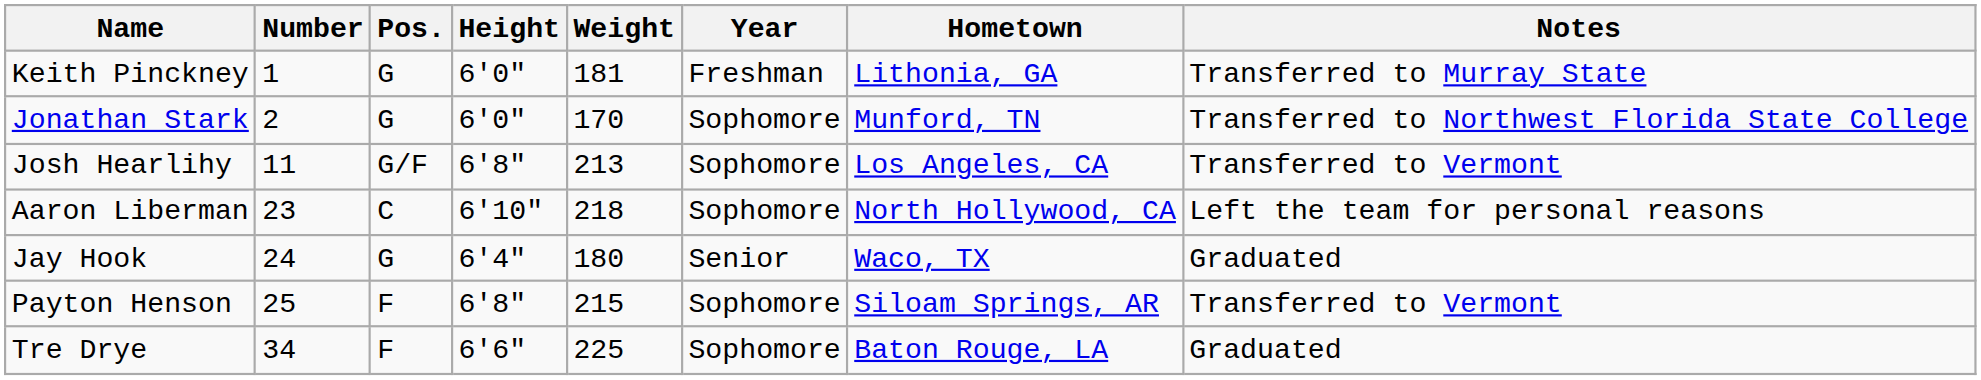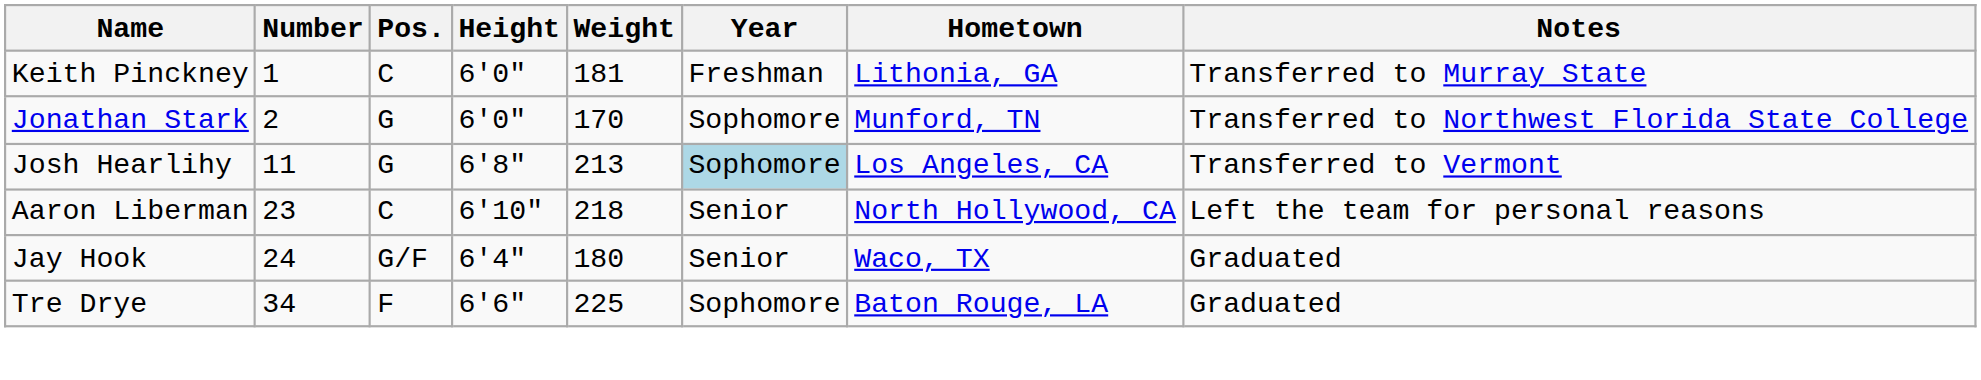(386, 74) G -> (386, 74) C
(403, 166) G/F -> (386, 166) G
(765, 166) no background -> (765, 166) lightblue background
(765, 212) Sophomore -> (739, 212) Senior
(386, 258) G -> (403, 258) G/F
- row: (122, 304)
